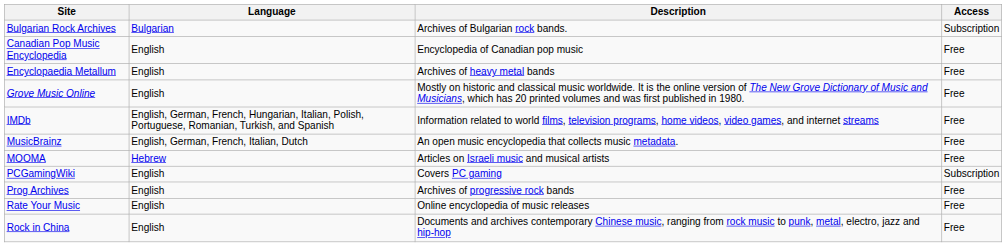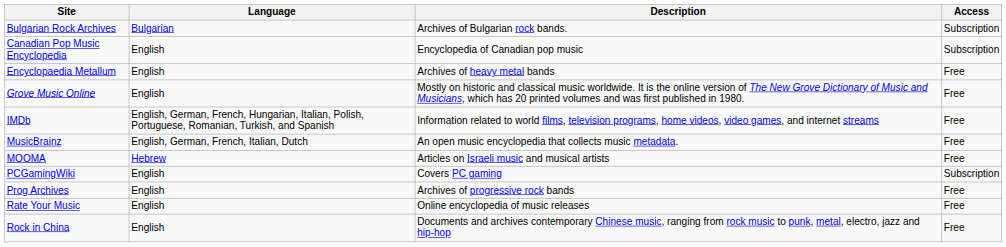(954, 50) Free -> (972, 50) Subscription
